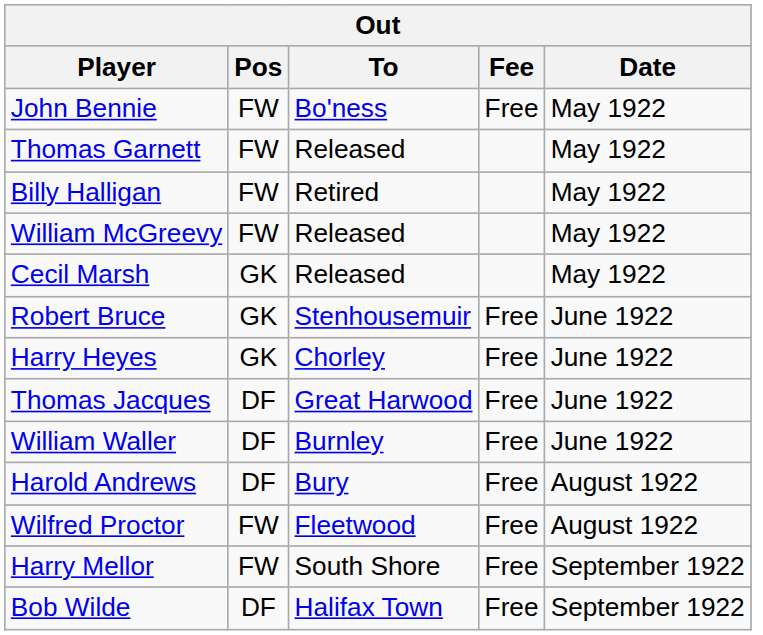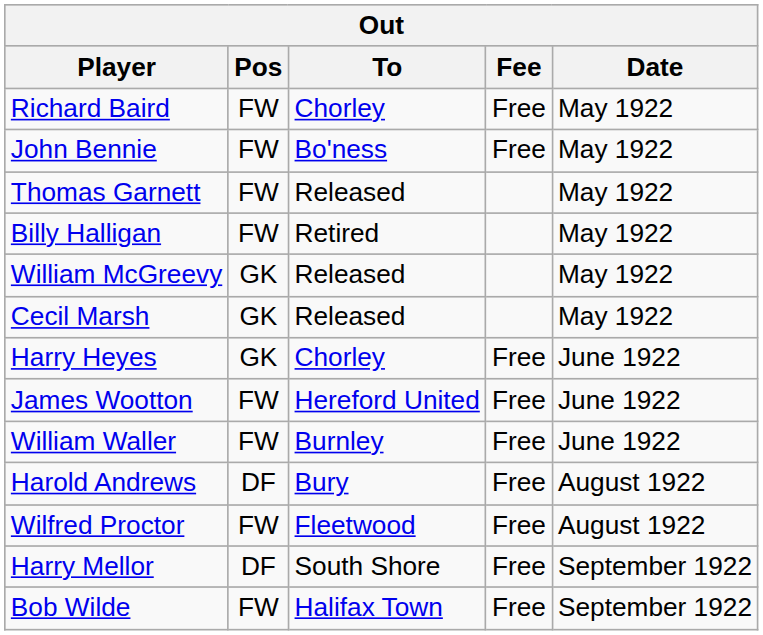+ row: (90, 108)
(258, 233) FW -> (258, 274) GK
- row: (88, 316)
- row: (111, 399)
+ row: (102, 399)
(258, 441) DF -> (258, 441) FW
(258, 566) FW -> (258, 566) DF
(258, 607) DF -> (258, 607) FW
